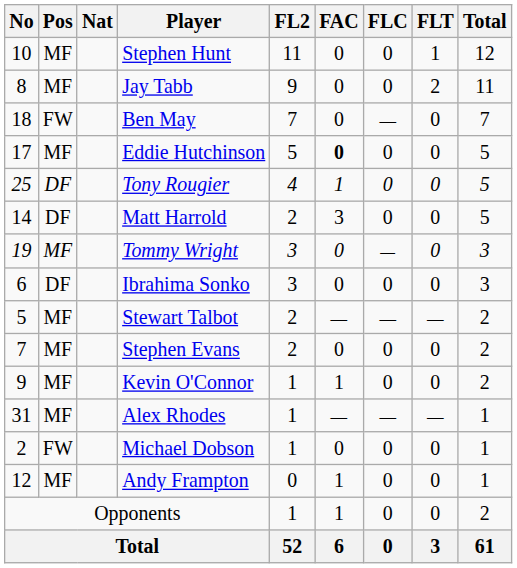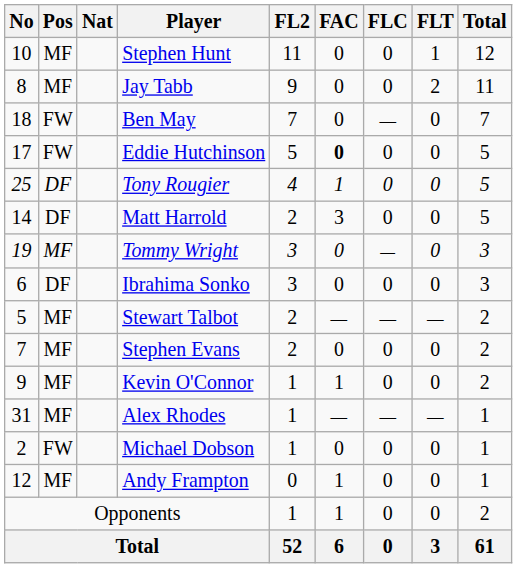(58, 152) MF -> (58, 152) FW
